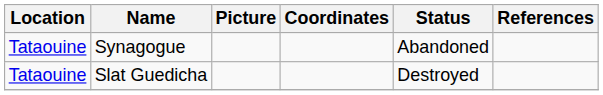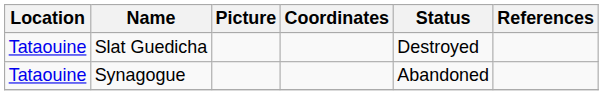rows swapped: (140, 47) <-> (151, 75)
